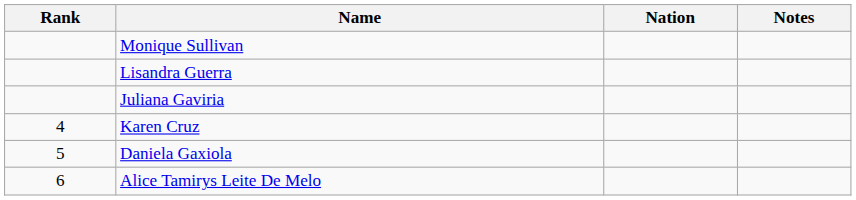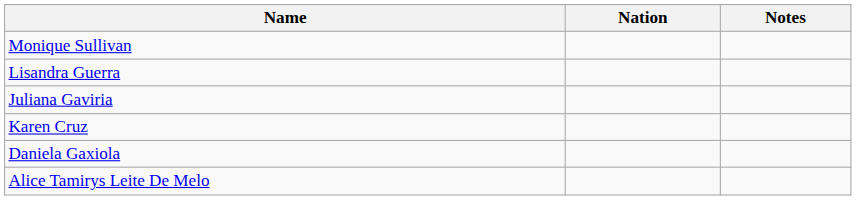- column: (60, 18)
